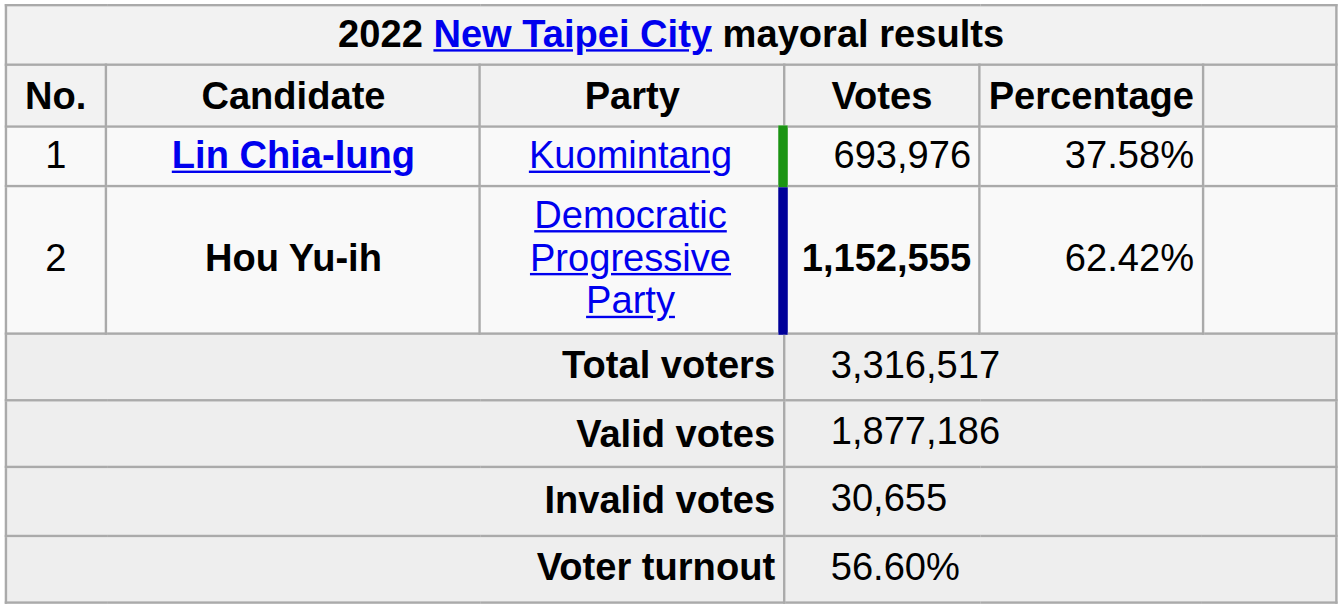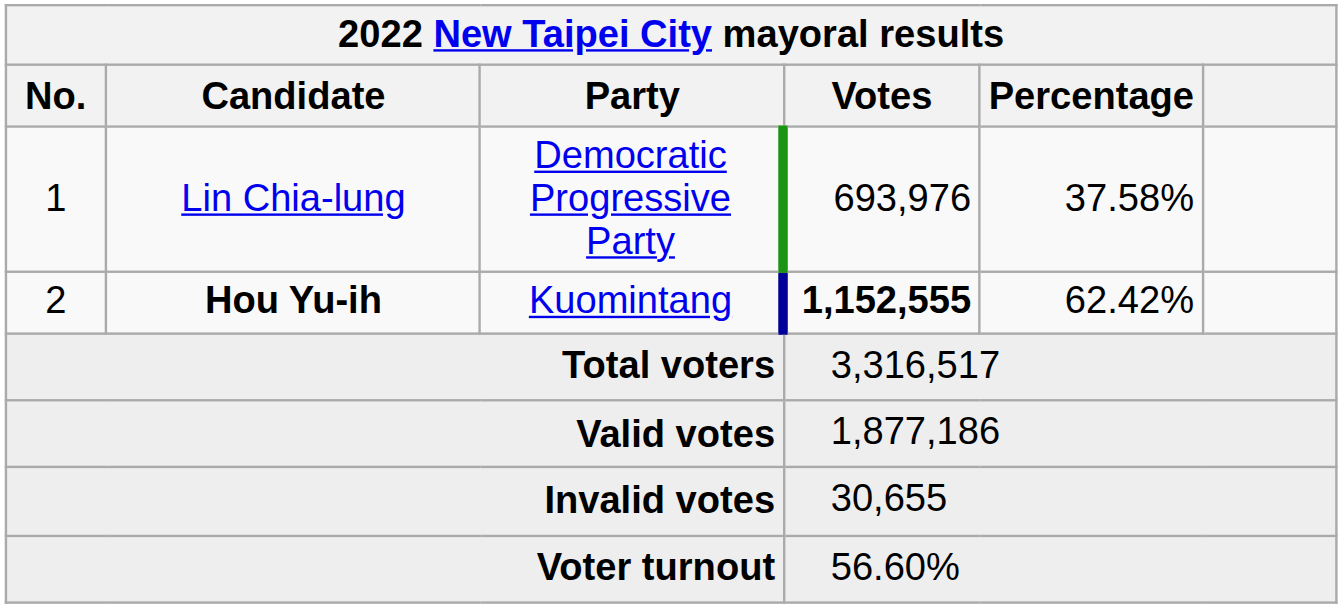(293, 155) bold -> (293, 198) normal
(630, 155) Kuomintang -> (630, 198) Democratic Progressive Party
(630, 258) Democratic Progressive Party -> (630, 301) Kuomintang
